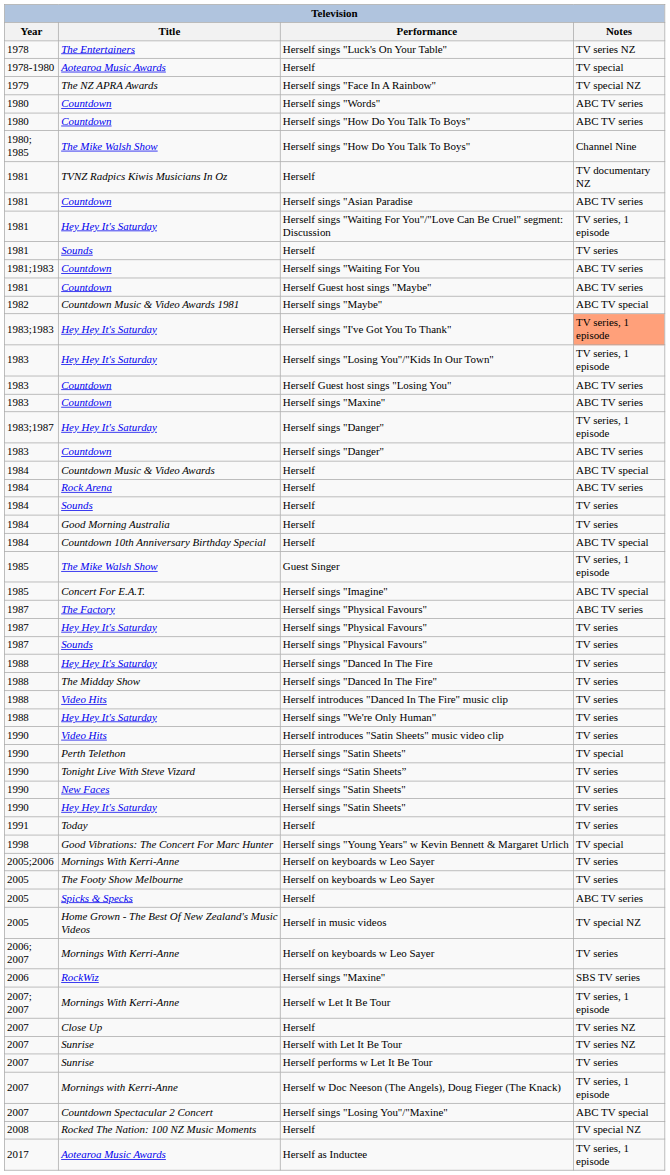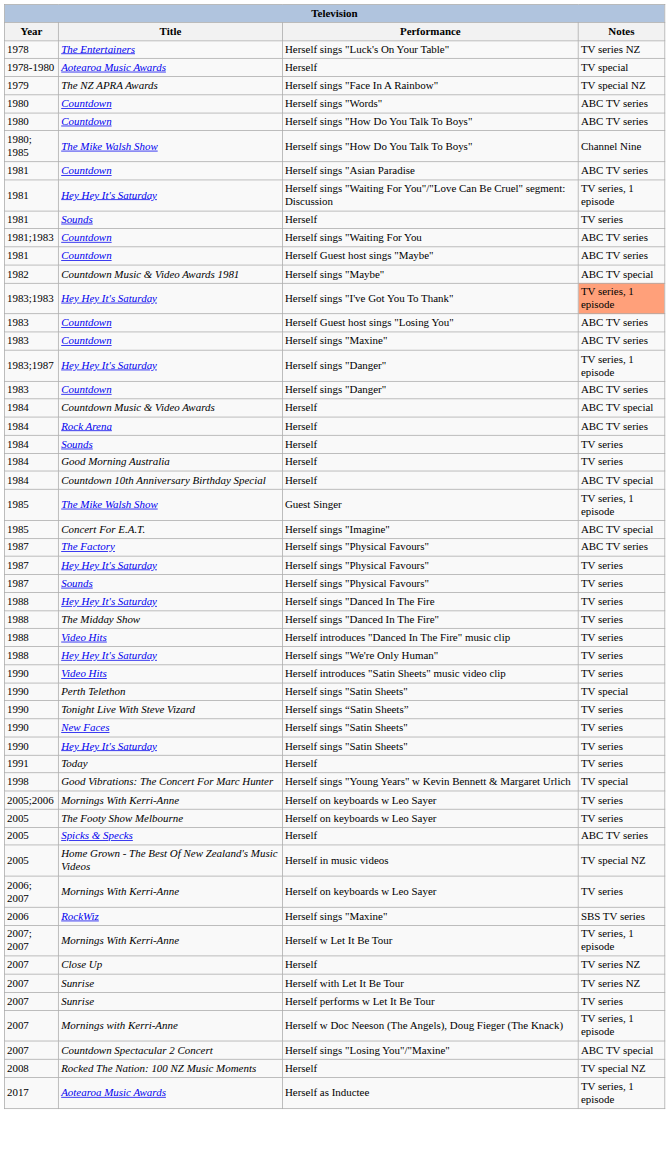- row: (144, 177)
- row: (109, 360)
